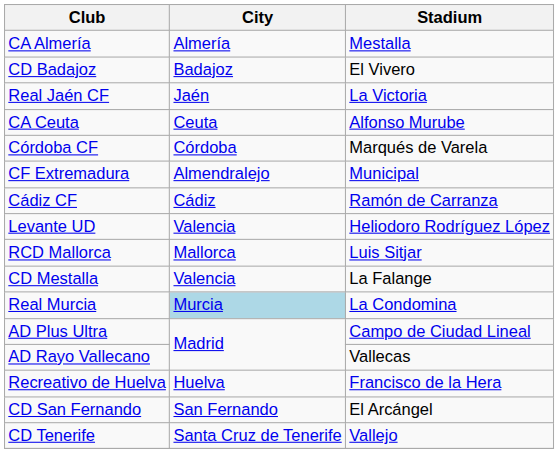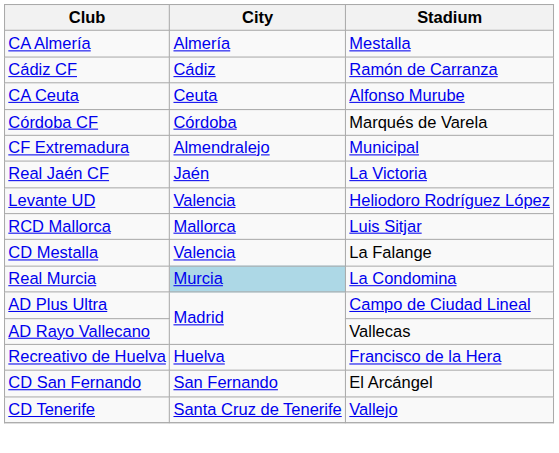- row: (52, 69)
rows swapped: (43, 200) <-> (59, 95)
